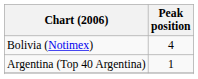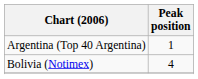rows swapped: (76, 63) <-> (50, 45)
